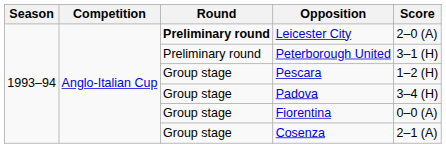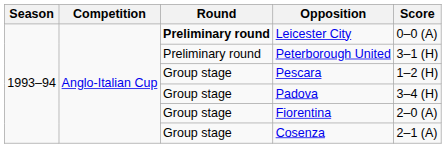(417, 34) 2–0 (A) -> (417, 34) 0–0 (A)
(417, 113) 0–0 (A) -> (417, 113) 2–0 (A)
